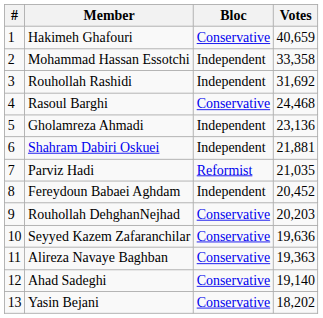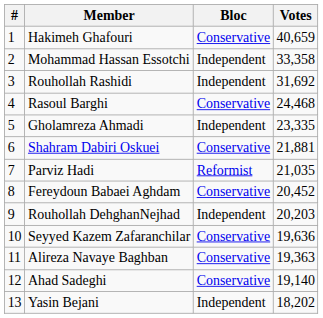(296, 125) 23,136 -> (296, 125) 23,335
(231, 147) Independent -> (233, 147) Conservative
(231, 192) Independent -> (233, 192) Conservative
(233, 214) Conservative -> (231, 214) Independent
(233, 302) Conservative -> (231, 302) Independent
